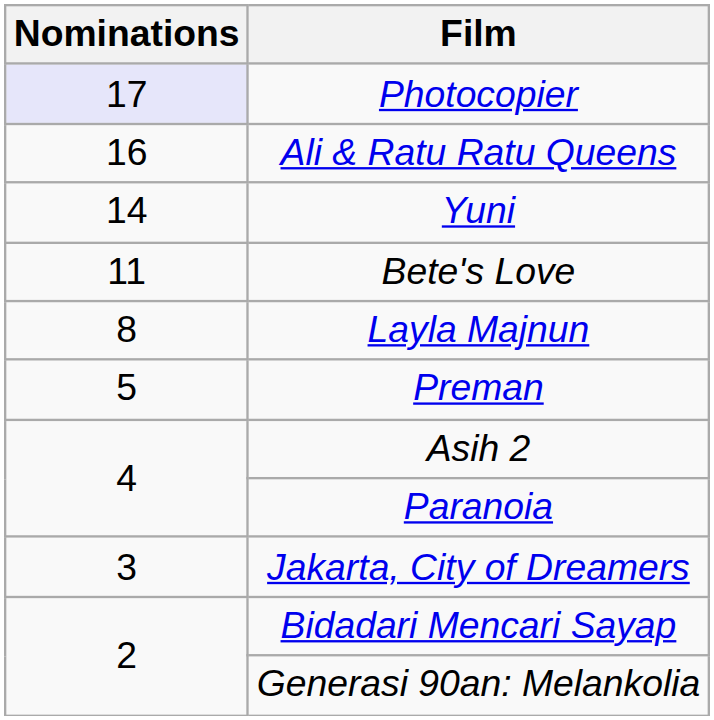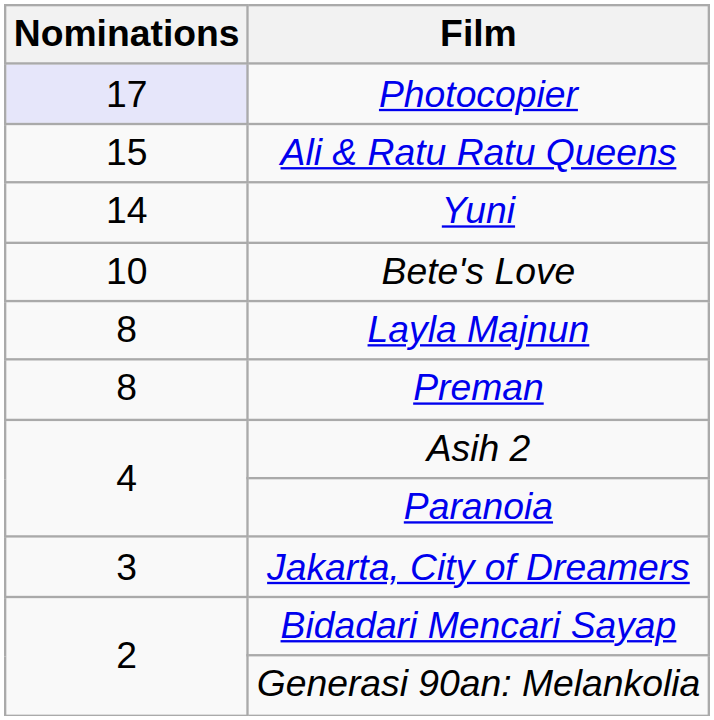(127, 152) 16 -> (127, 152) 15
(127, 270) 11 -> (127, 270) 10
(127, 388) 5 -> (127, 388) 8
